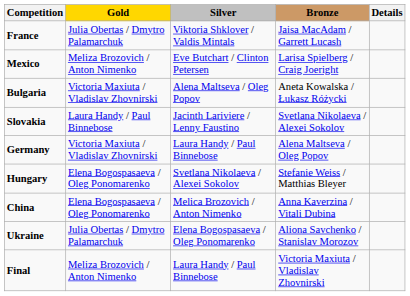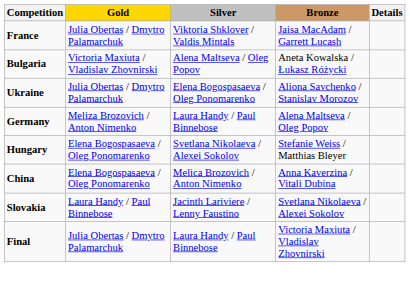- row: (23, 64)
rows swapped: (25, 235) <-> (26, 121)
(113, 150) Victoria Maxiuta / Vladislav Zhovnirski -> (109, 121) Meliza Brozovich / Anton Nimenko
(109, 270) Meliza Brozovich / Anton Nimenko -> (116, 241) Julia Obertas / Dmytro Palamarchuk
